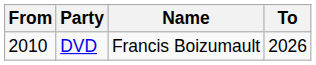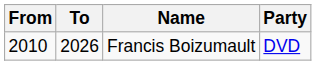columns swapped: (288, 18) <-> (82, 18)
